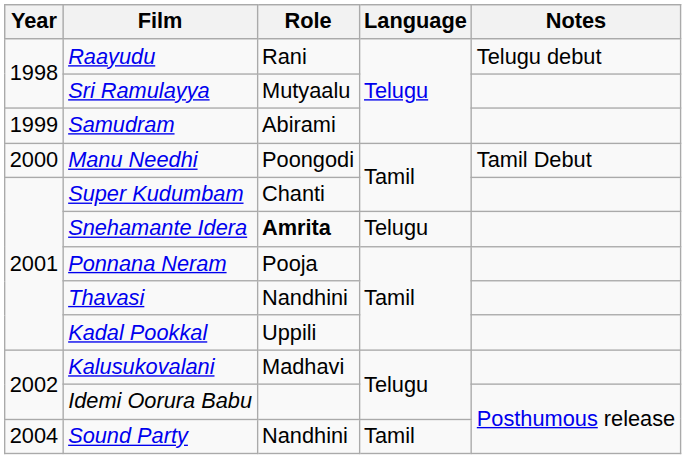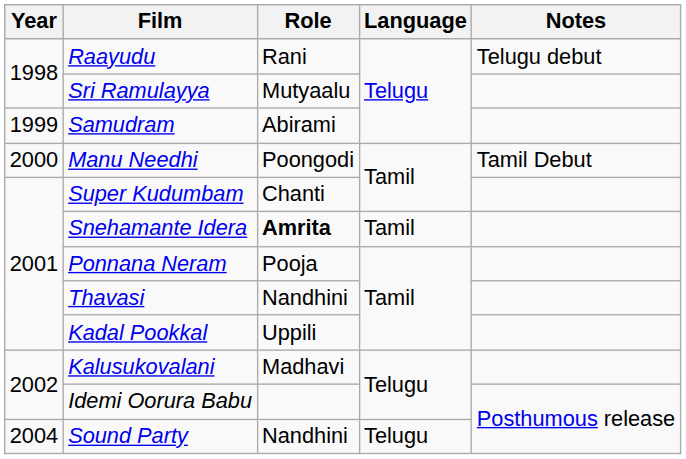(396, 228) Telugu -> (389, 228) Tamil
(389, 435) Tamil -> (396, 435) Telugu
